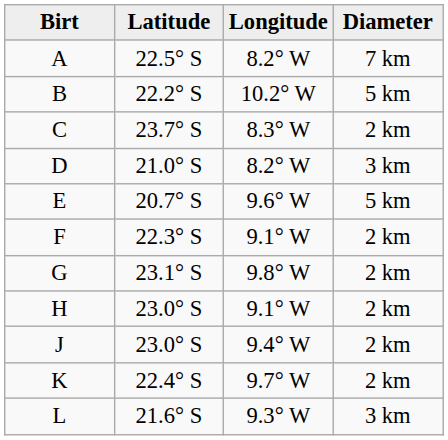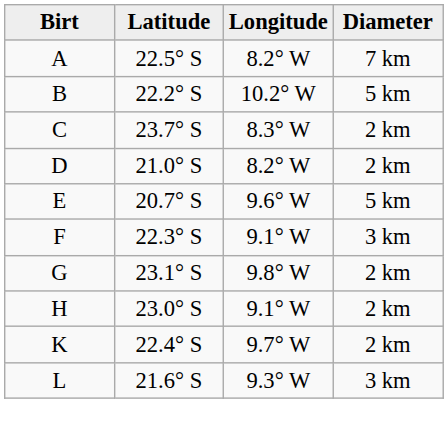(388, 165) 3 km -> (388, 165) 2 km
(388, 237) 2 km -> (388, 237) 3 km
- row: (59, 344)
